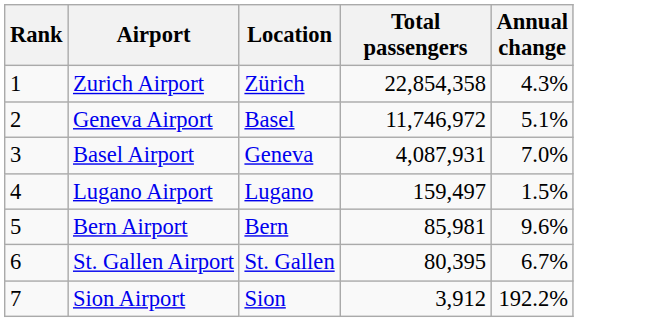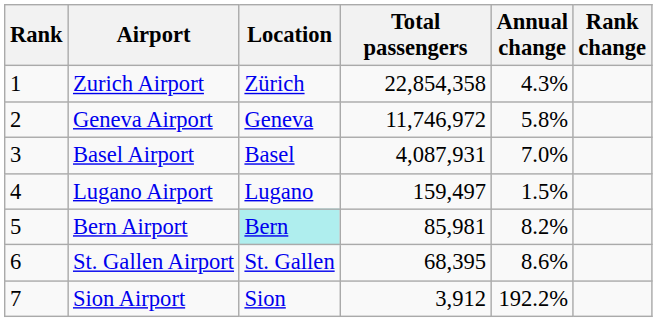+ column: (612, 35)
(269, 119) Basel -> (279, 119) Geneva
(544, 119) 5.1% -> (544, 119) 5.8%
(279, 155) Geneva -> (269, 155) Basel
(266, 226) no background -> (266, 226) paleturquoise background
(544, 226) 9.6% -> (544, 226) 8.2%
(455, 262) 80,395 -> (455, 262) 68,395
(544, 262) 6.7% -> (544, 262) 8.6%
